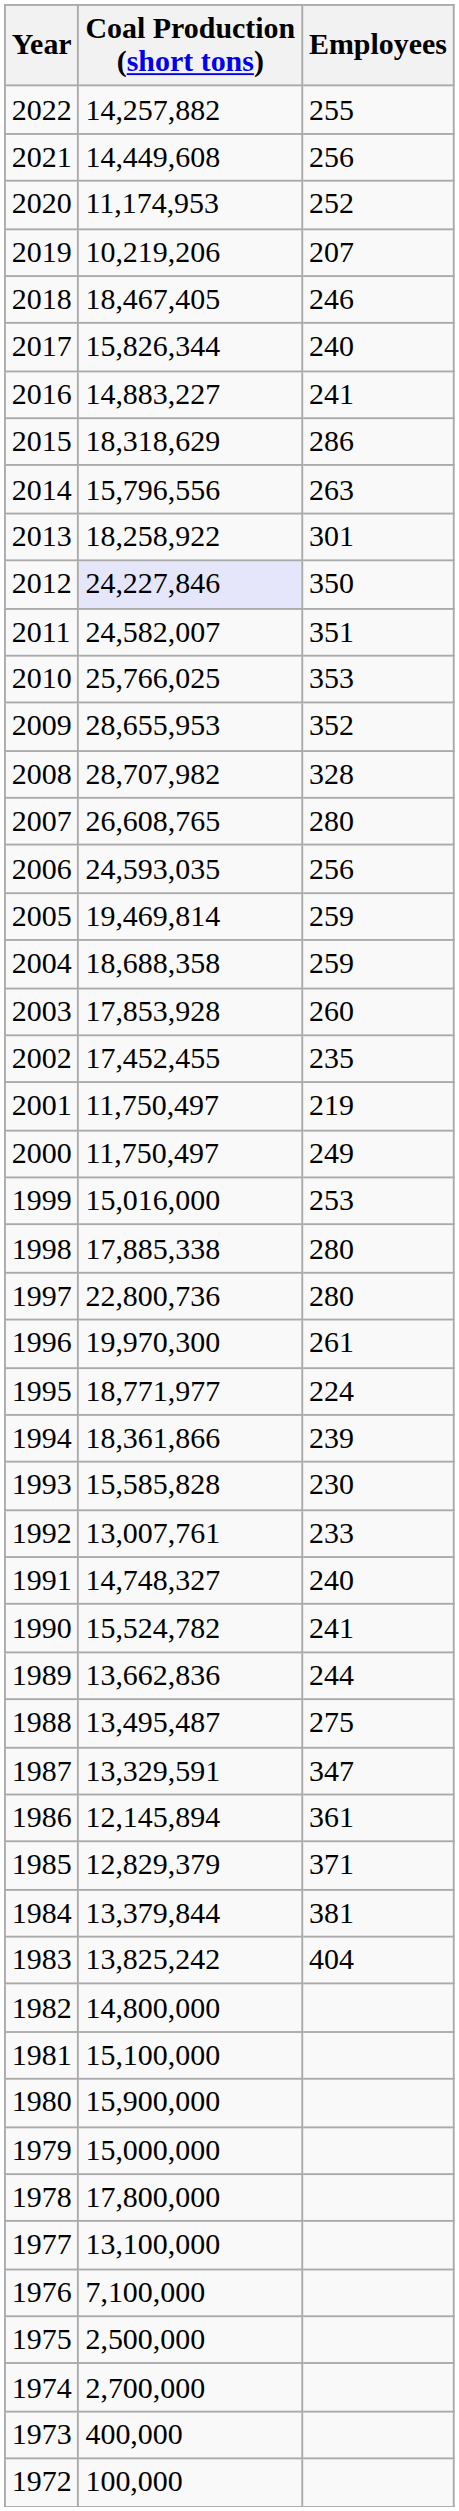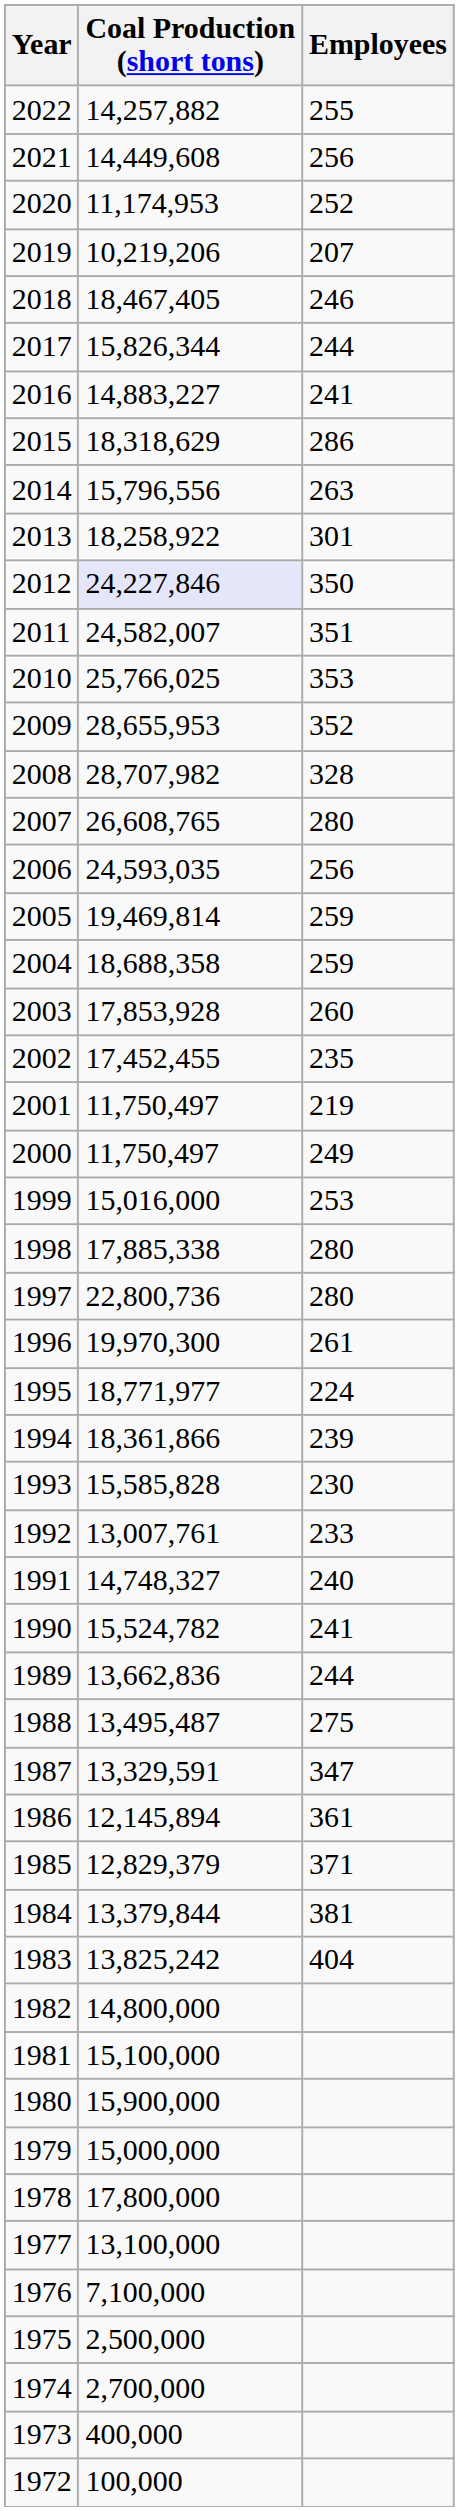(331, 346) 240 -> (331, 346) 244
